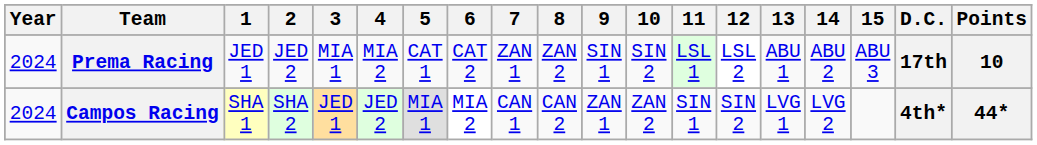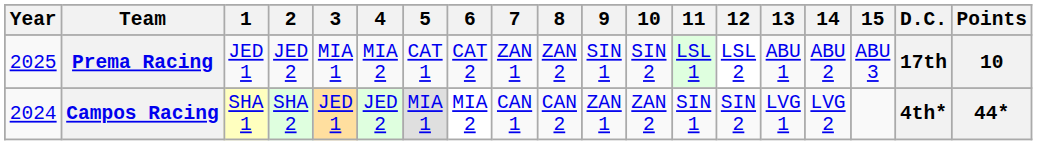(33, 62) 2024 -> (33, 62) 2025
